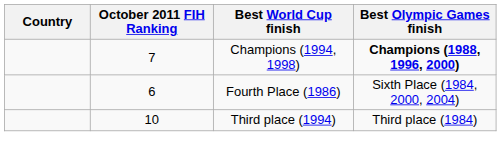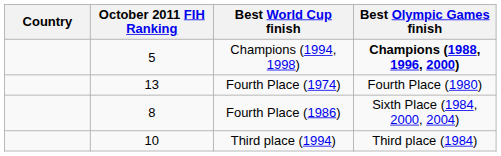(152, 57) 7 -> (152, 57) 5
+ row: (283, 85)
(152, 92) 6 -> (152, 112) 8
